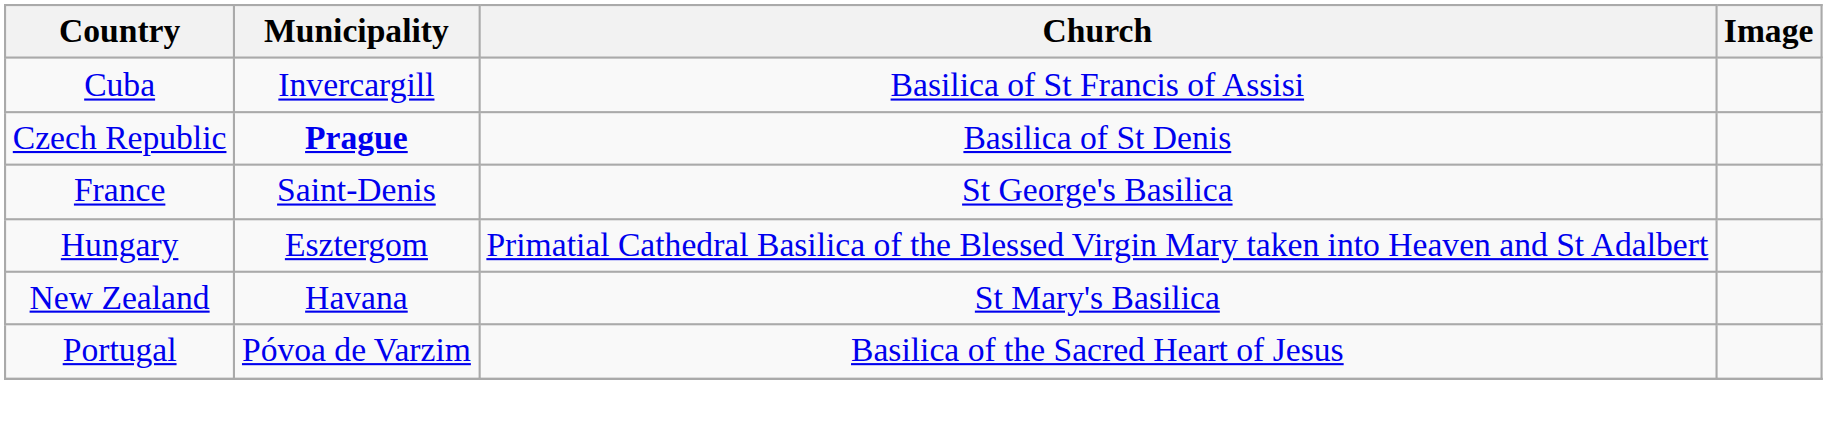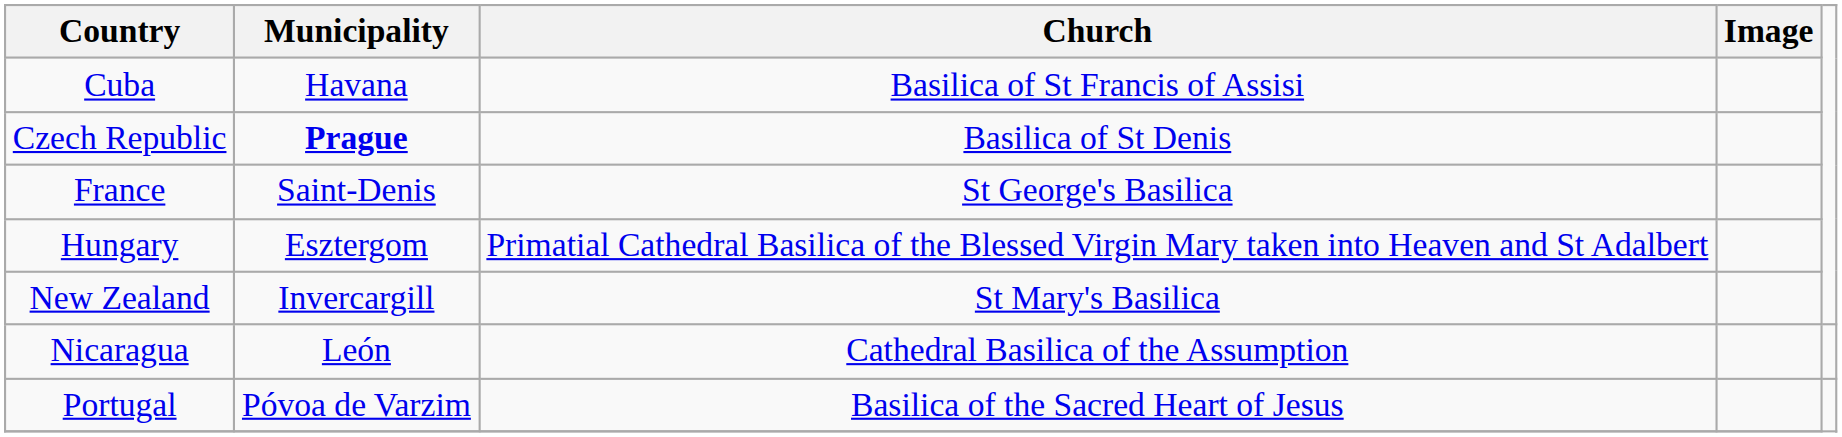(356, 84) Invercargill -> (356, 84) Havana
(356, 297) Havana -> (356, 297) Invercargill
+ row: (120, 350)
